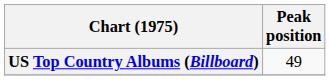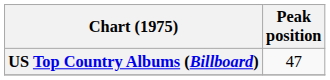(294, 61) 49 -> (294, 61) 47
